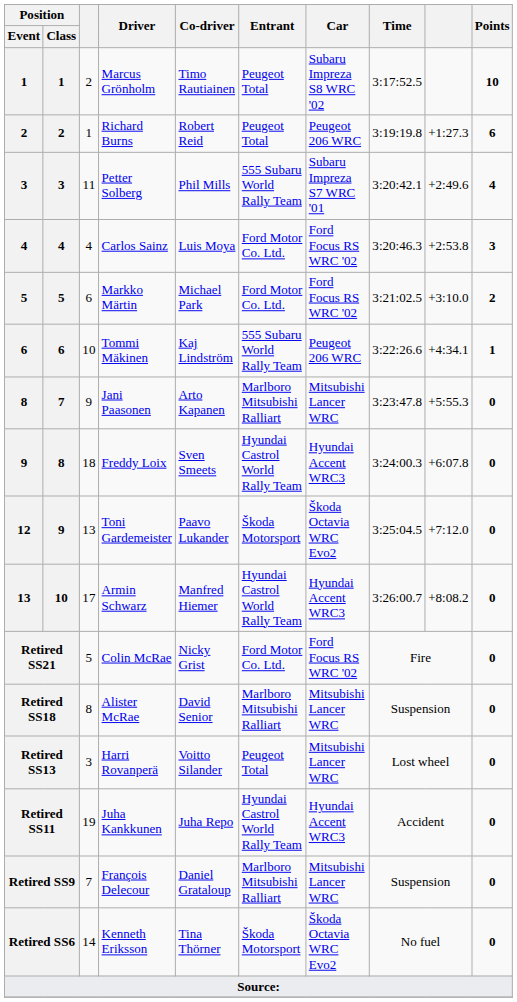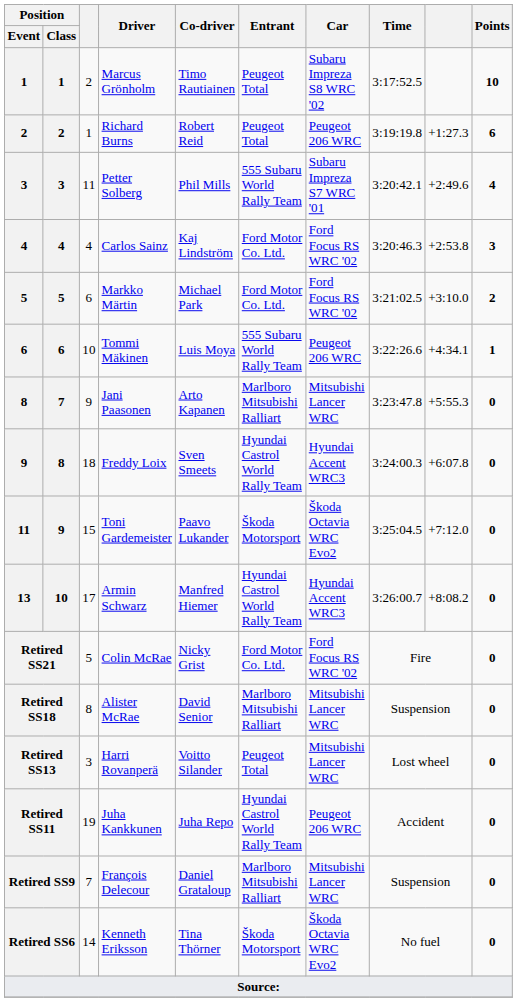(207, 245) Luis Moya -> (206, 245) Kaj Lindström
(206, 349) Kaj Lindström -> (207, 349) Luis Moya
(24, 529) 12 -> (24, 529) 11
(89, 529) 13 -> (89, 529) 15
(331, 821) Hyundai Accent WRC3 -> (335, 821) Peugeot 206 WRC
